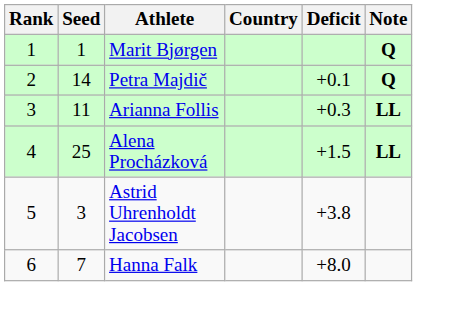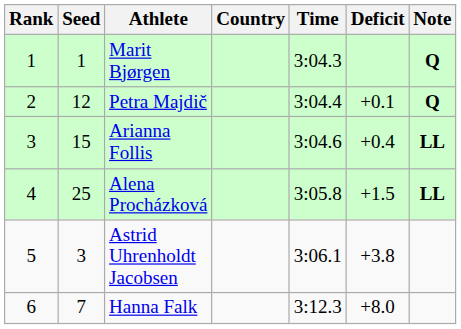+ column: (318, 19)
(81, 79) 14 -> (81, 101) 12
(81, 110) 11 -> (81, 142) 15
(334, 110) +0.3 -> (378, 142) +0.4
